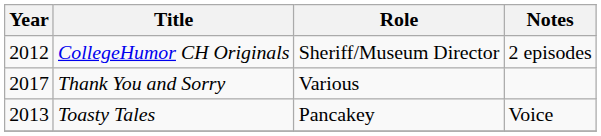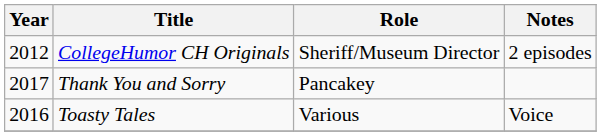(329, 83) Various -> (337, 83) Pancakey
(29, 114) 2013 -> (29, 114) 2016
(337, 114) Pancakey -> (329, 114) Various
